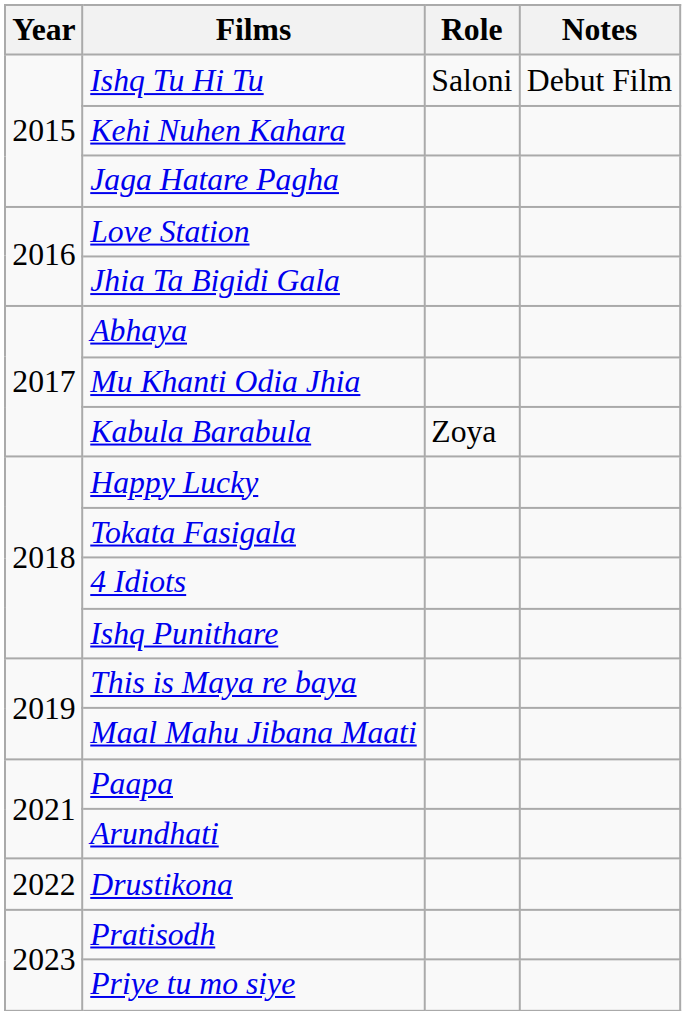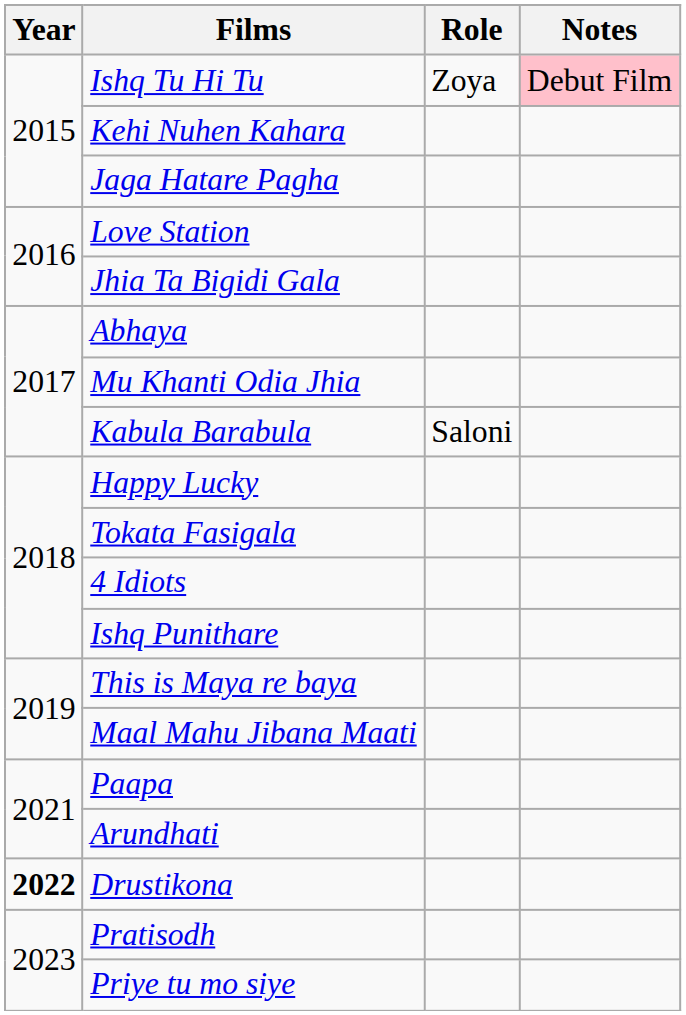(472, 79) Saloni -> (464, 79) Zoya
(599, 79) no background -> (599, 79) pink background
(464, 431) Zoya -> (472, 431) Saloni
(44, 883) normal -> (44, 883) bold
